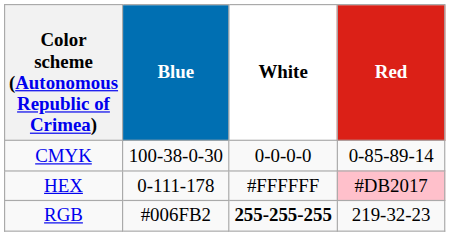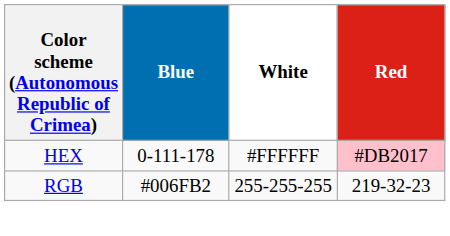- row: (63, 155)
(283, 215) bold -> (283, 185) normal
